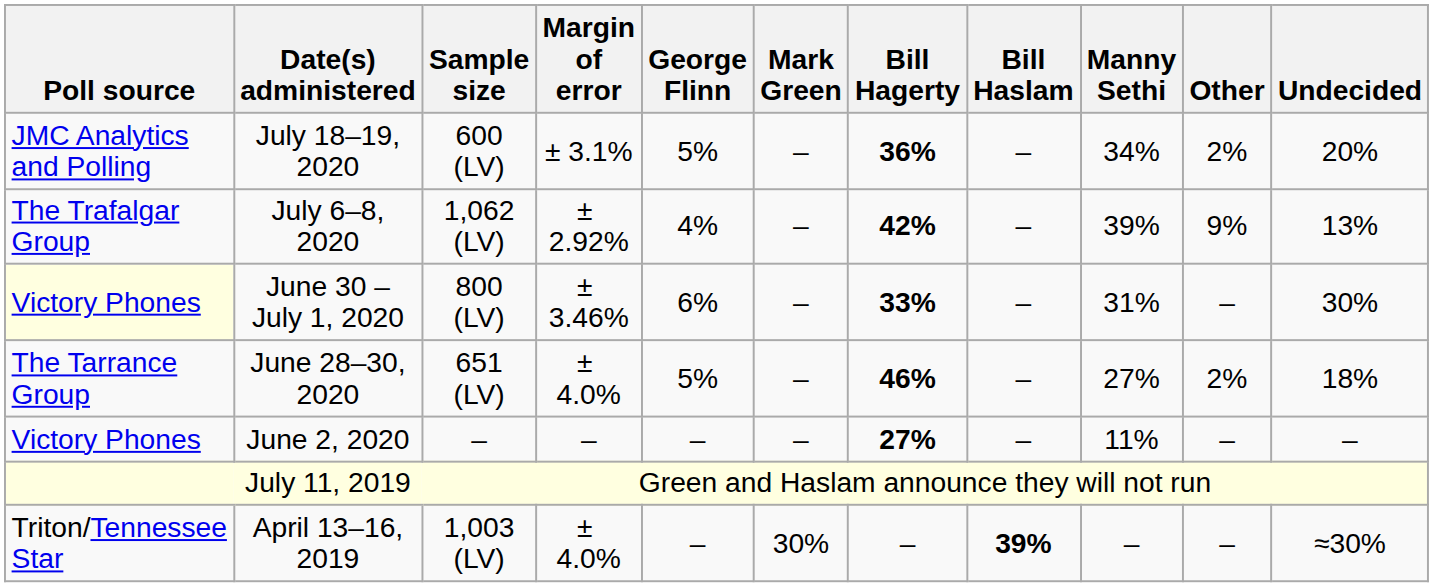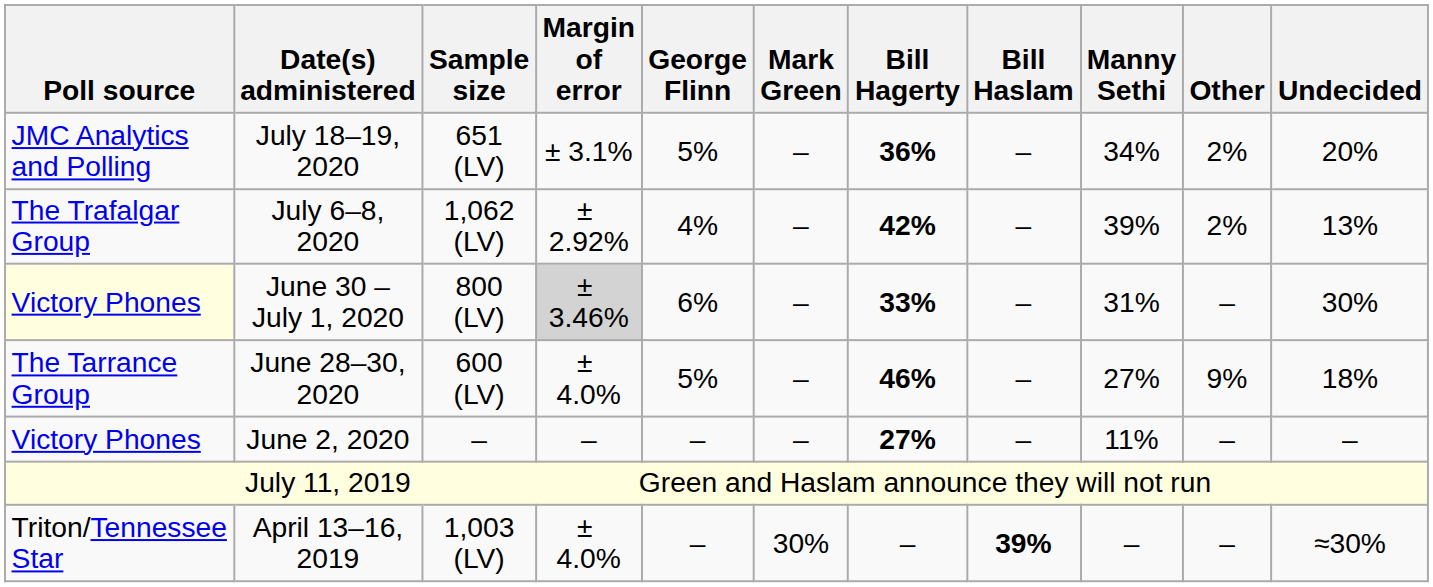(479, 151) 600 (LV) -> (479, 151) 651 (LV)
(1227, 227) 9% -> (1227, 227) 2%
(589, 303) no background -> (589, 303) lightgrey background
(479, 379) 651 (LV) -> (479, 379) 600 (LV)
(1227, 379) 2% -> (1227, 379) 9%
